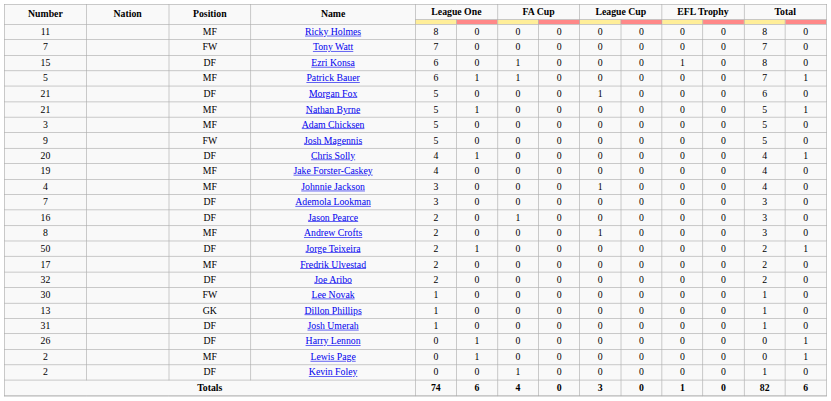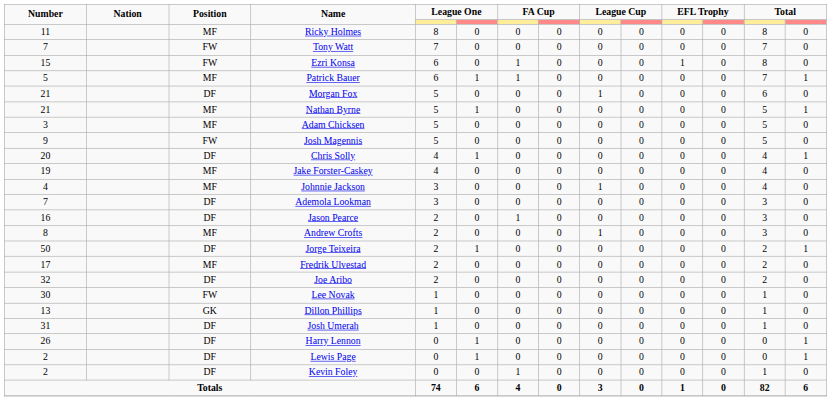(210, 63) DF -> (210, 63) FW
(210, 357) MF -> (210, 357) DF
